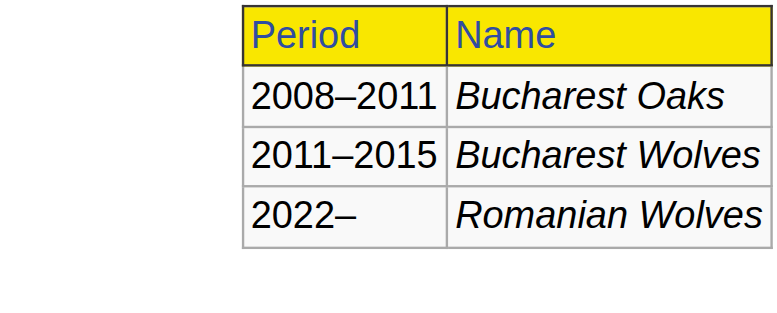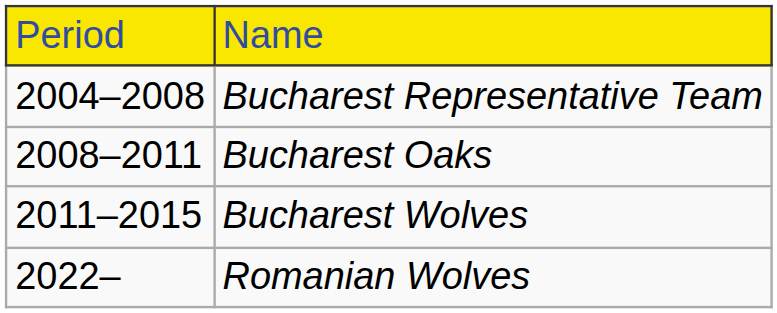+ row: (493, 95)
